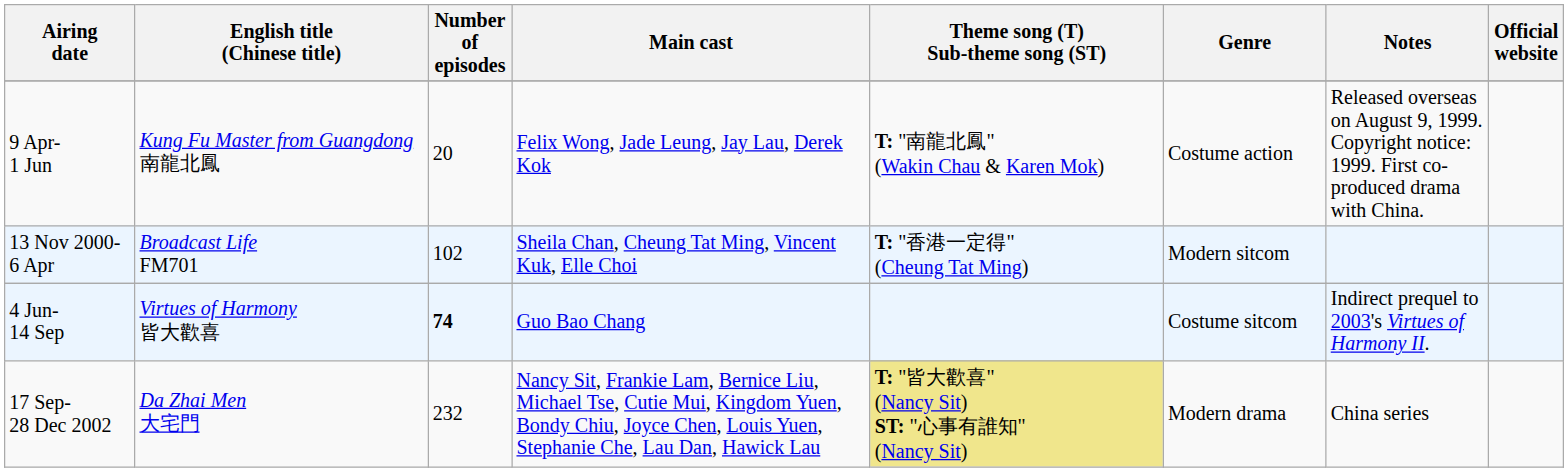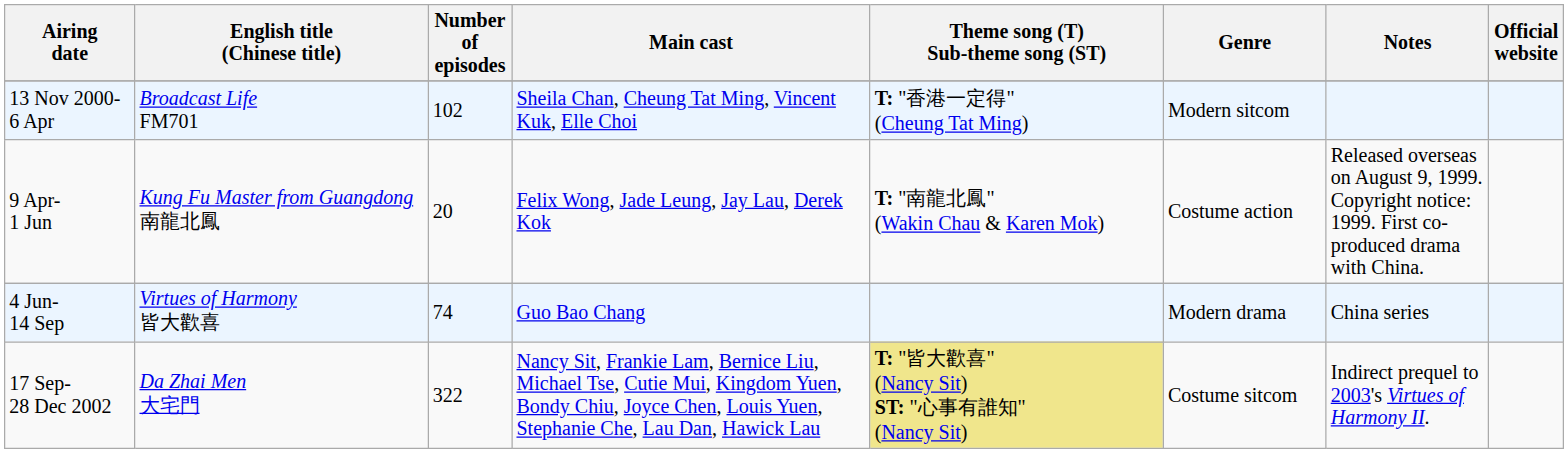rows swapped: (65, 254) <-> (35, 153)
(443, 321) bold -> (443, 312) normal
(1233, 321) Costume sitcom -> (1227, 312) Modern drama
(1405, 321) Indirect prequel to 2003's Virtues of Harmony II. -> (1380, 312) China series
(448, 413) 232 -> (448, 394) 322
(1227, 413) Modern drama -> (1233, 394) Costume sitcom
(1380, 413) China series -> (1405, 394) Indirect prequel to 2003's Virtues of Harmony II.
